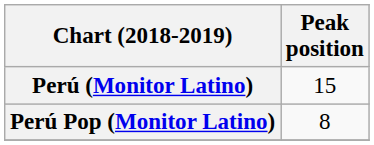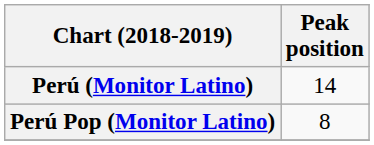(325, 85) 15 -> (325, 85) 14
